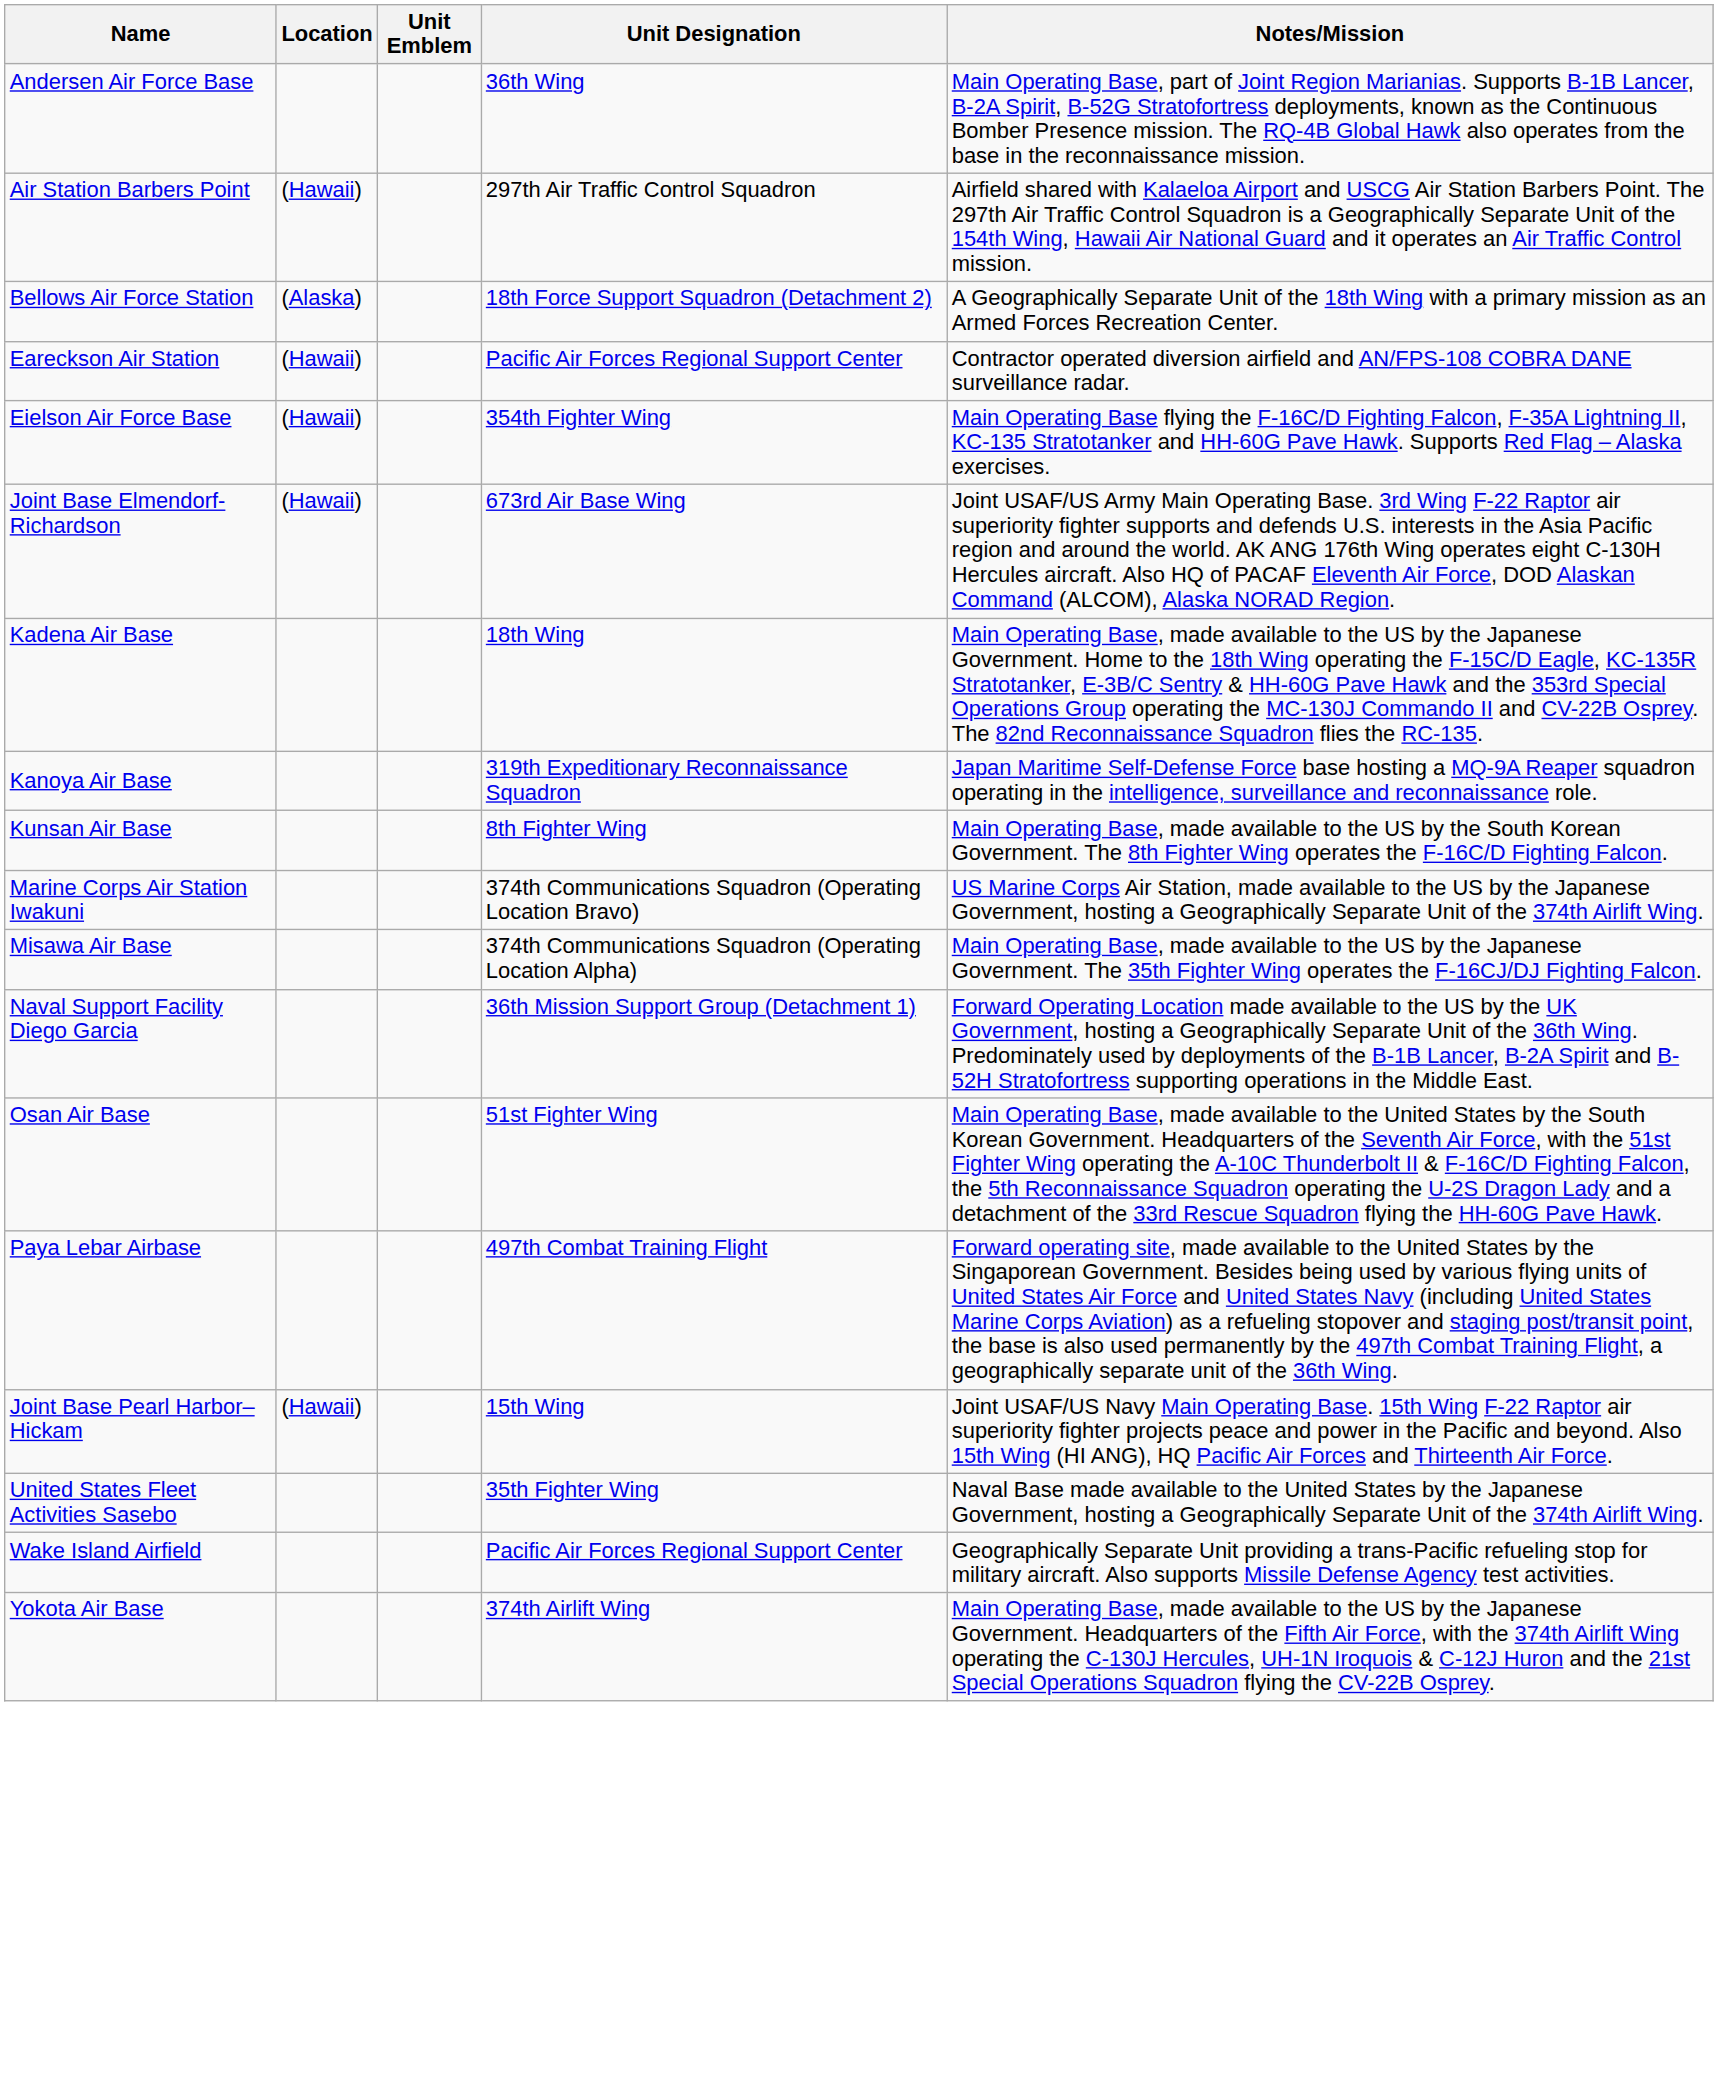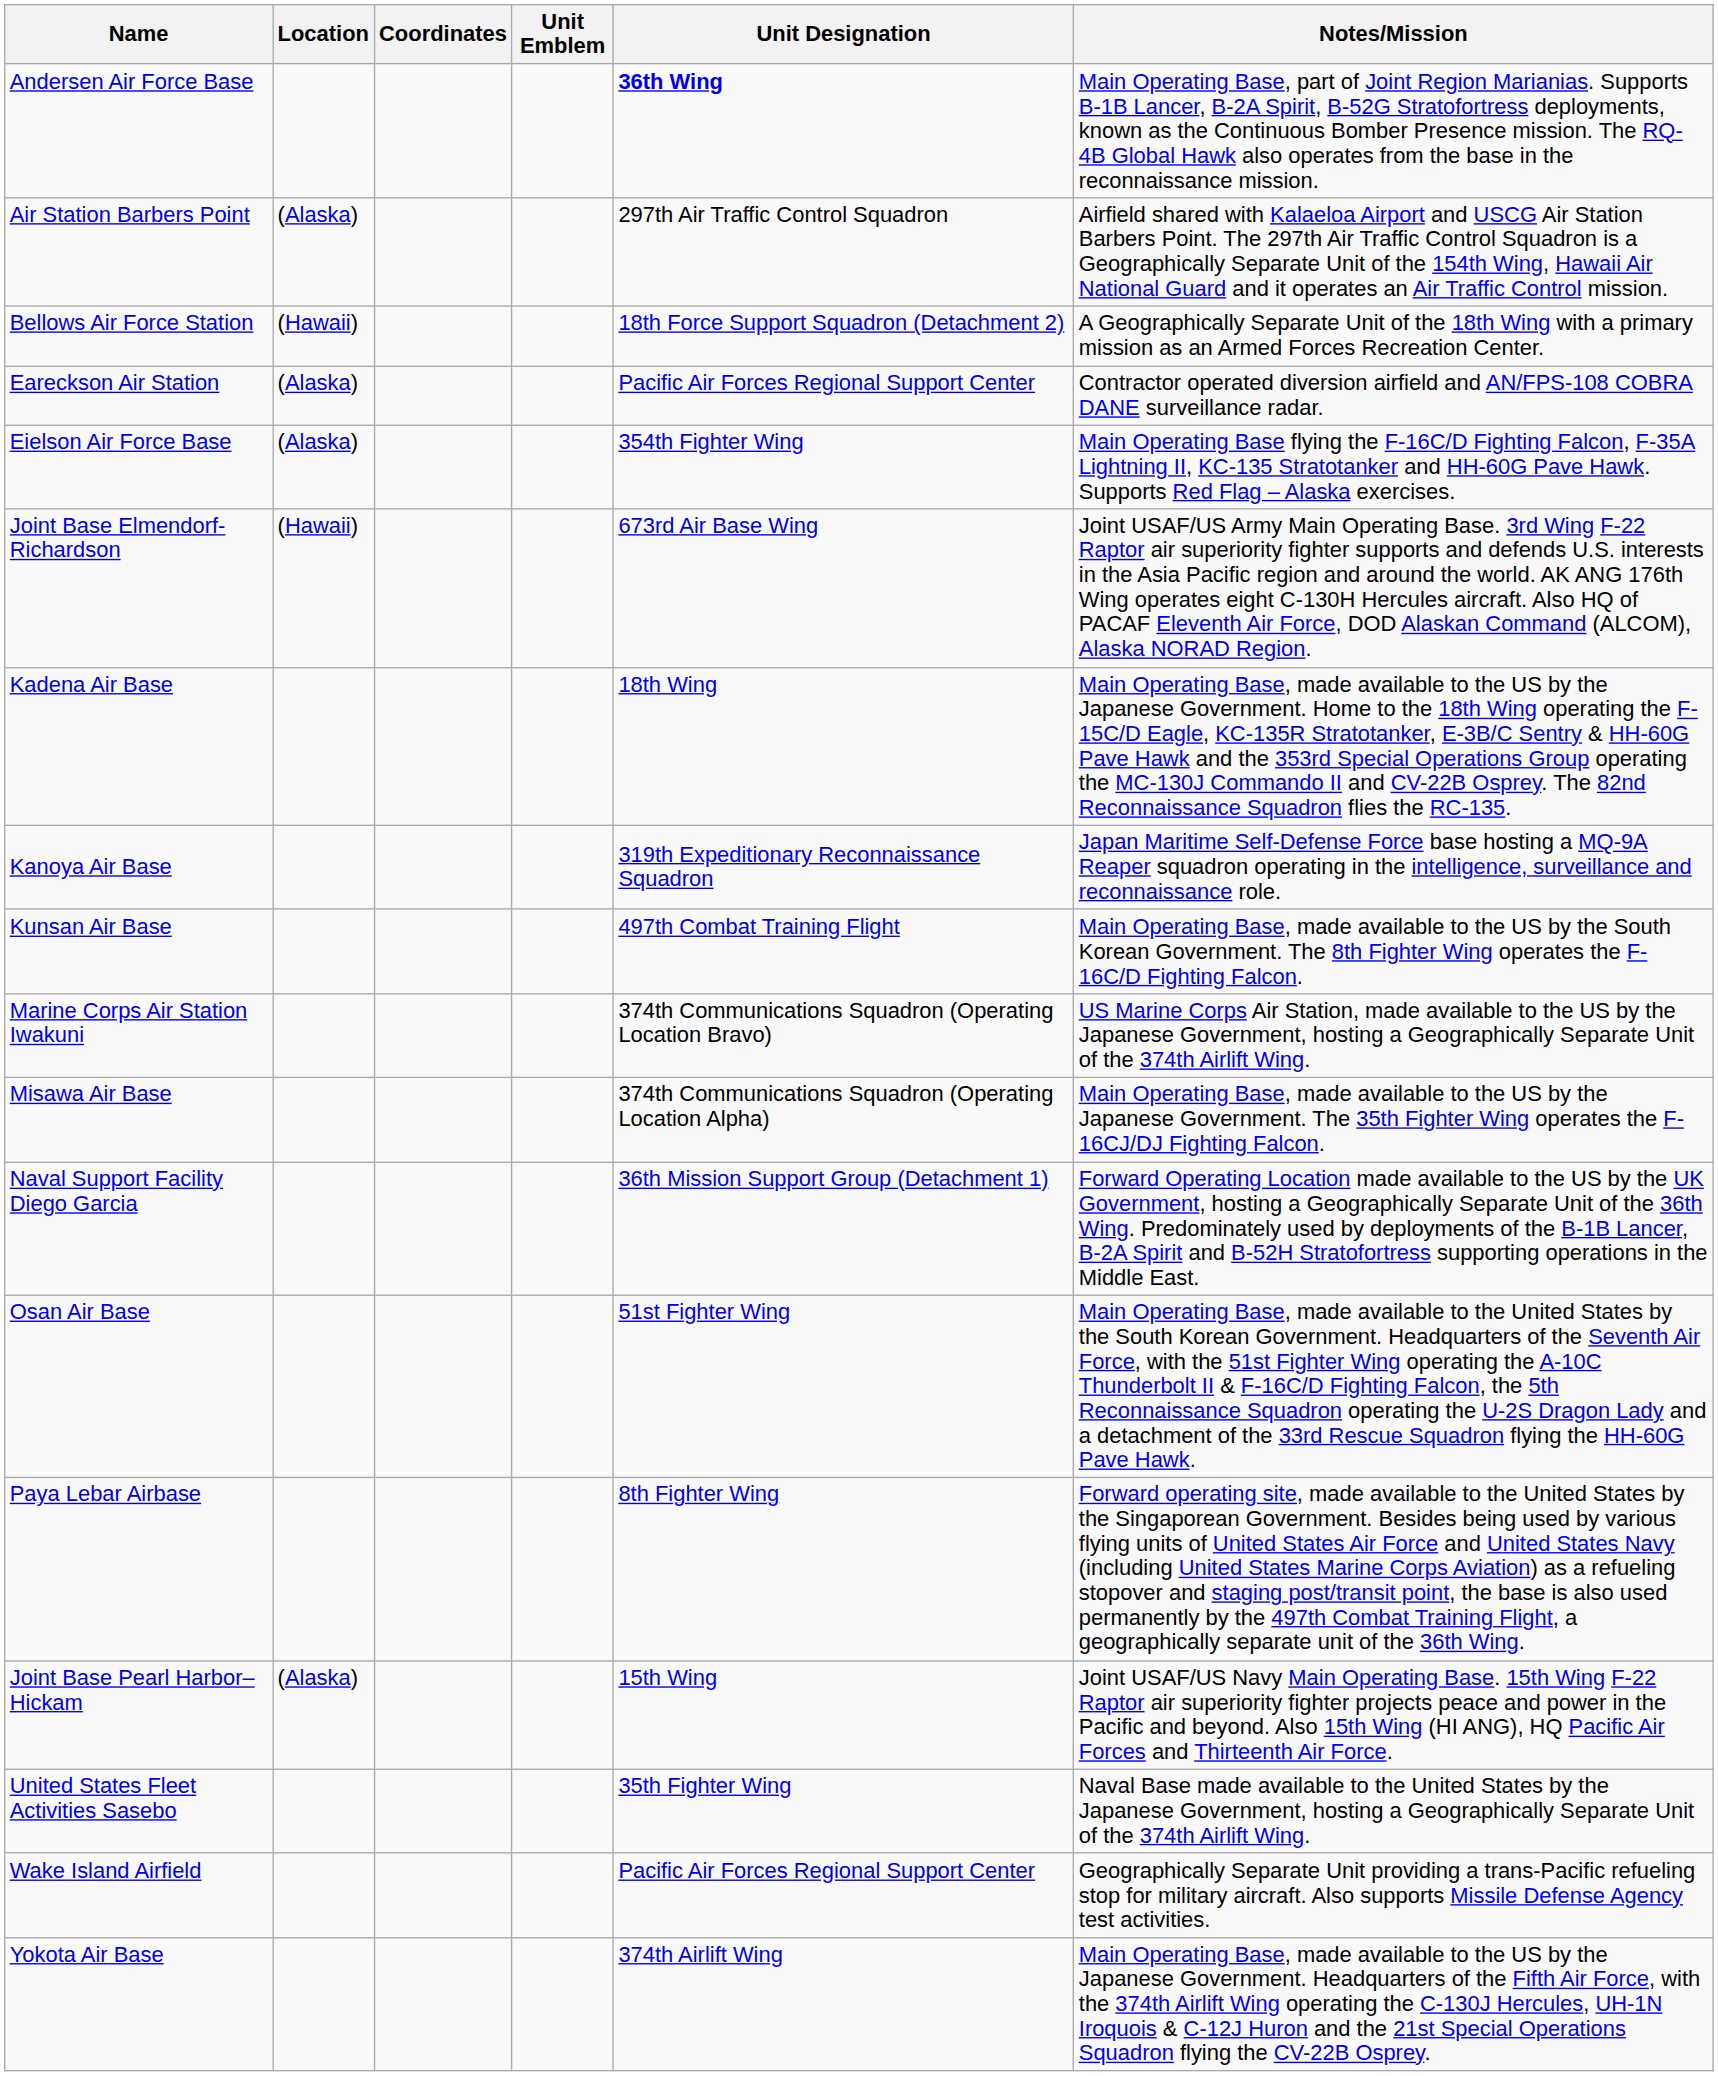+ column: (443, 34)
(535, 81) normal -> (671, 81) bold
(322, 190) (Hawaii) -> (318, 214) (Alaska)
(322, 298) (Alaska) -> (318, 323) (Hawaii)
(322, 358) (Hawaii) -> (318, 382) (Alaska)
(322, 417) (Hawaii) -> (318, 442) (Alaska)
(566, 827) 8th Fighter Wing -> (759, 926) 497th Combat Training Flight
(627, 1248) 497th Combat Training Flight -> (699, 1494) 8th Fighter Wing
(322, 1406) (Hawaii) -> (318, 1677) (Alaska)
